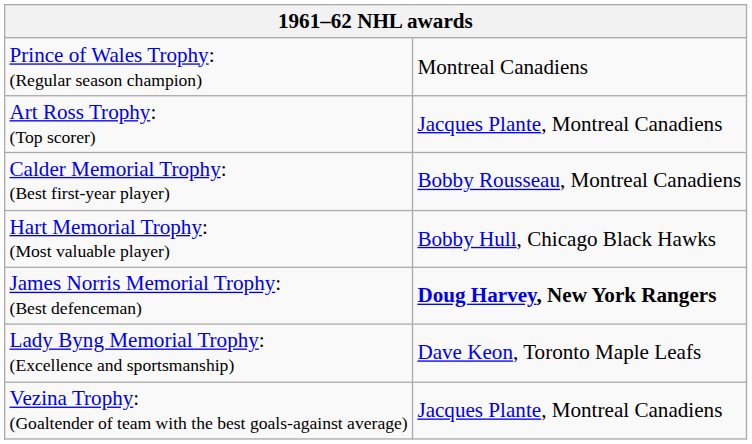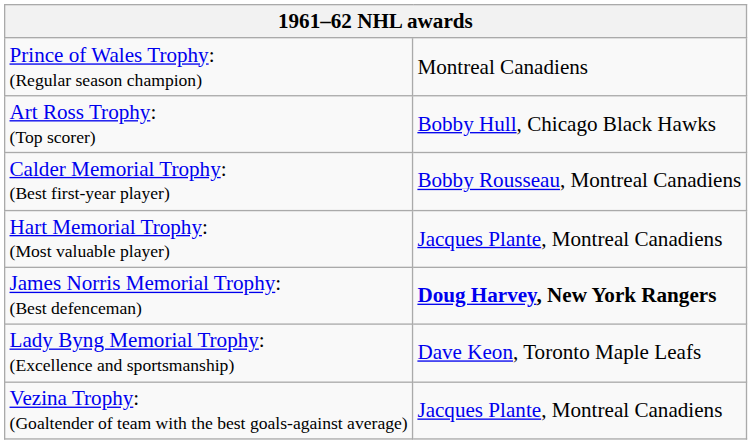(570, 123) Jacques Plante, Montreal Canadiens -> (567, 123) Bobby Hull, Chicago Black Hawks
(567, 238) Bobby Hull, Chicago Black Hawks -> (570, 238) Jacques Plante, Montreal Canadiens
